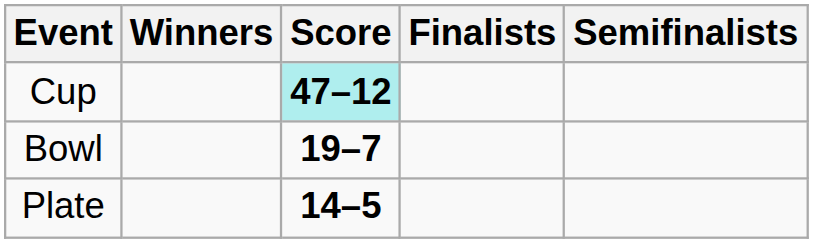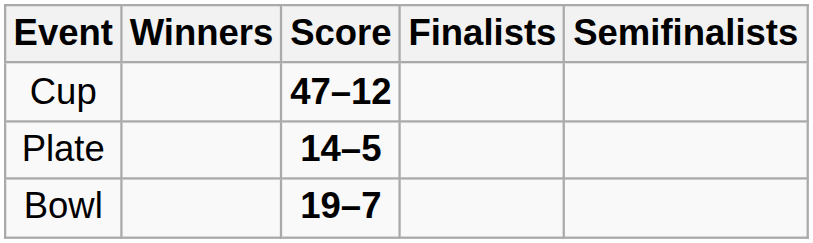(341, 91) paleturquoise background -> (341, 91) no background
rows swapped: (63, 206) <-> (63, 149)
